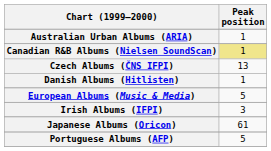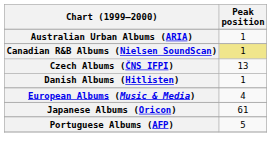(243, 95) 5 -> (243, 95) 4
- row: (112, 110)
